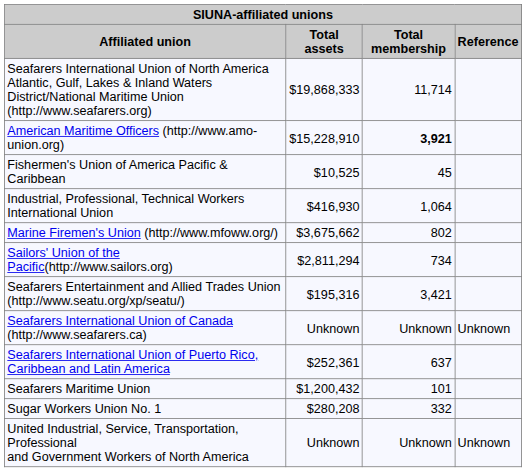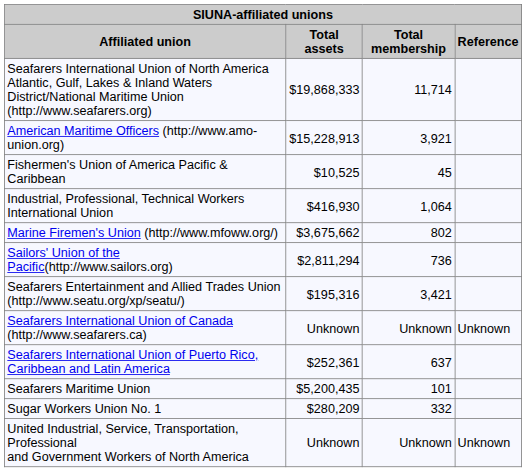(324, 138) $15,228,910 -> (324, 138) $15,228,913
(436, 138) bold -> (436, 138) normal
(441, 260) 734 -> (441, 260) 736
(328, 389) $1,200,432 -> (328, 389) $5,200,435
(333, 409) $280,208 -> (333, 409) $280,209
